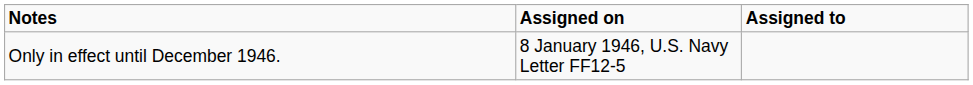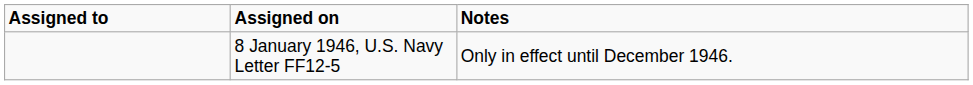columns swapped: (796, 18) <-> (33, 18)
